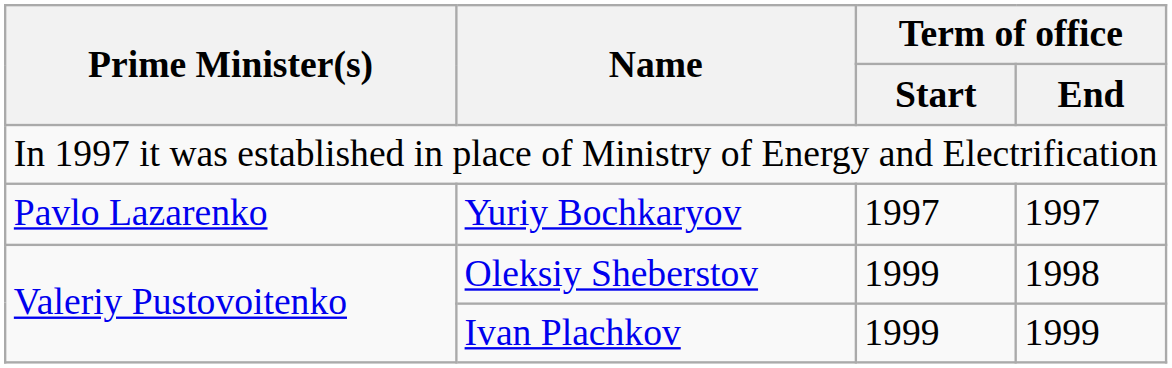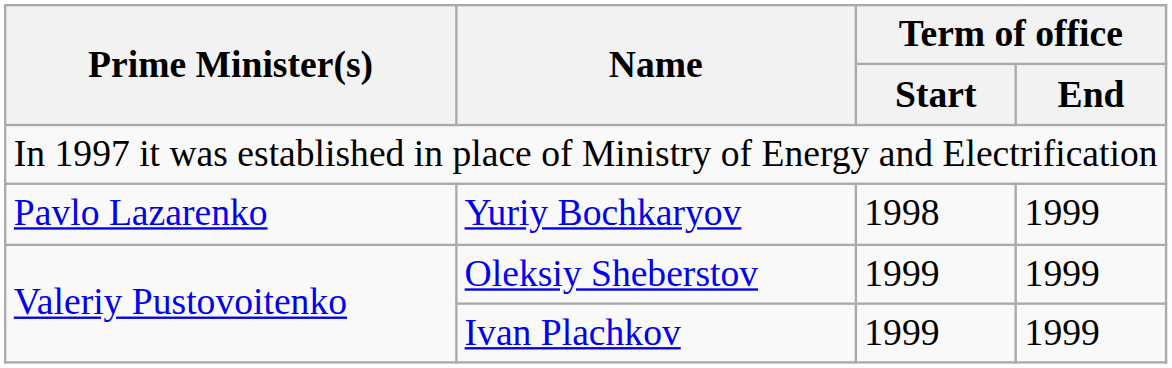(902, 213) 1997 -> (902, 213) 1998
(1062, 213) 1997 -> (1062, 213) 1999
(1062, 272) 1998 -> (1062, 272) 1999
